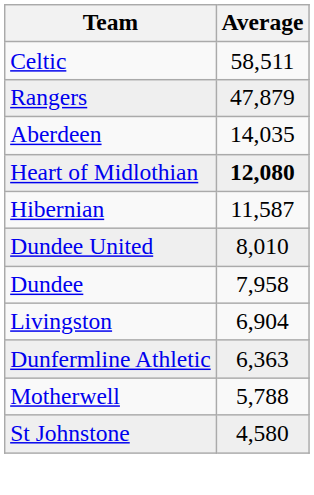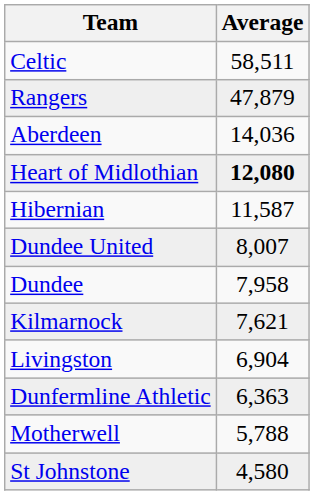(262, 135) 14,035 -> (262, 135) 14,036
(262, 246) 8,010 -> (262, 246) 8,007
+ row: (66, 321)
